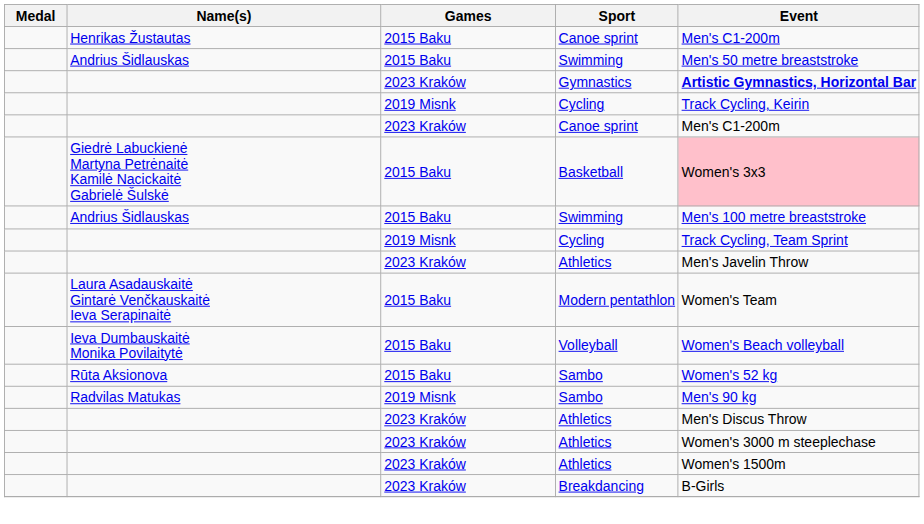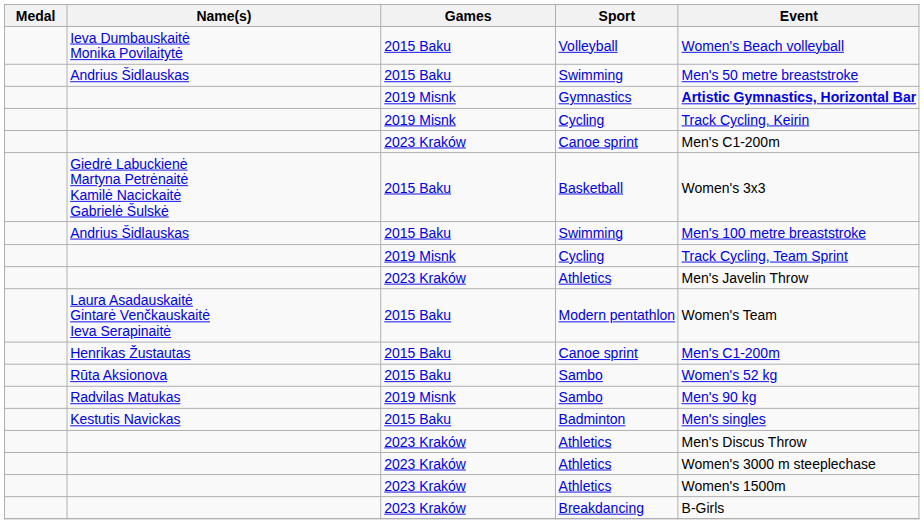rows swapped: (130, 38) <-> (130, 345)
(425, 82) 2023 Kraków -> (420, 98) 2019 Misnk
(724, 172) pink background -> (724, 188) no background
+ row: (125, 419)
